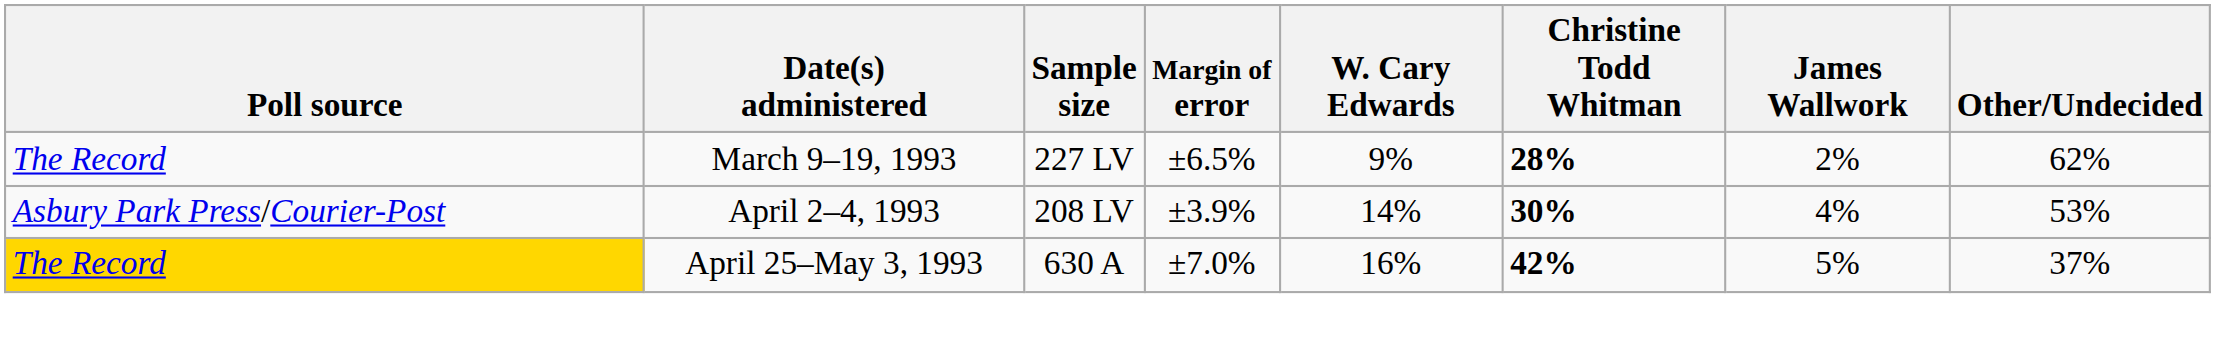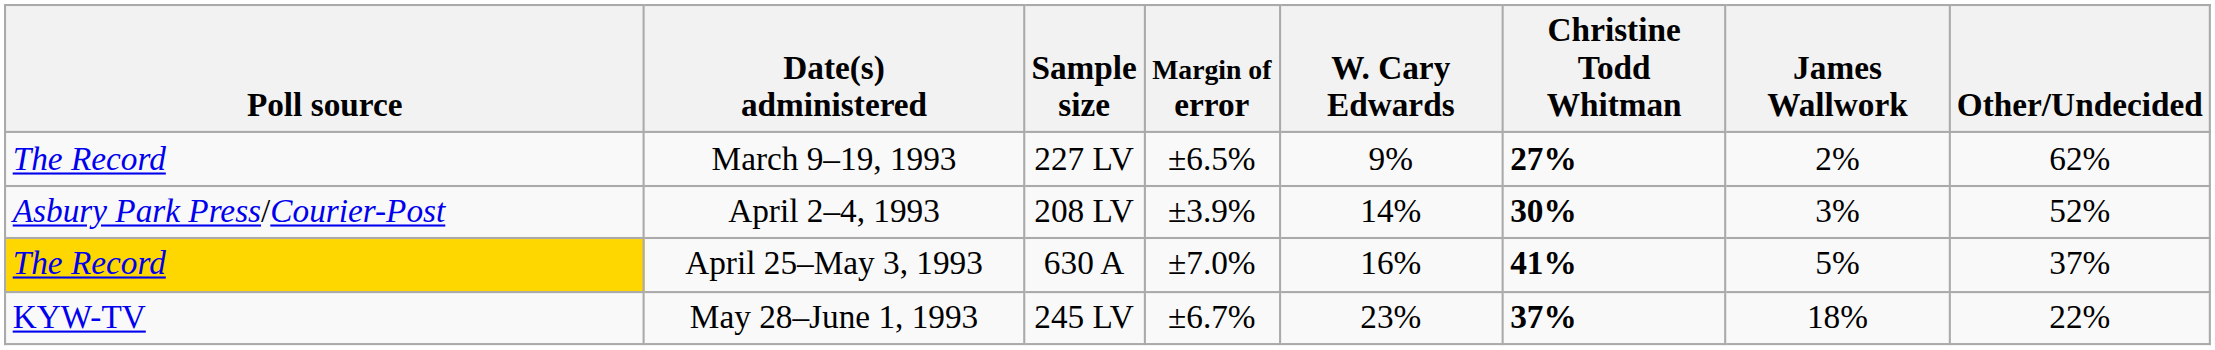(1543, 158) 28% -> (1543, 158) 27%
(1837, 211) 4% -> (1837, 211) 3%
(2080, 211) 53% -> (2080, 211) 52%
(1543, 264) 42% -> (1543, 264) 41%
+ row: (834, 316)
